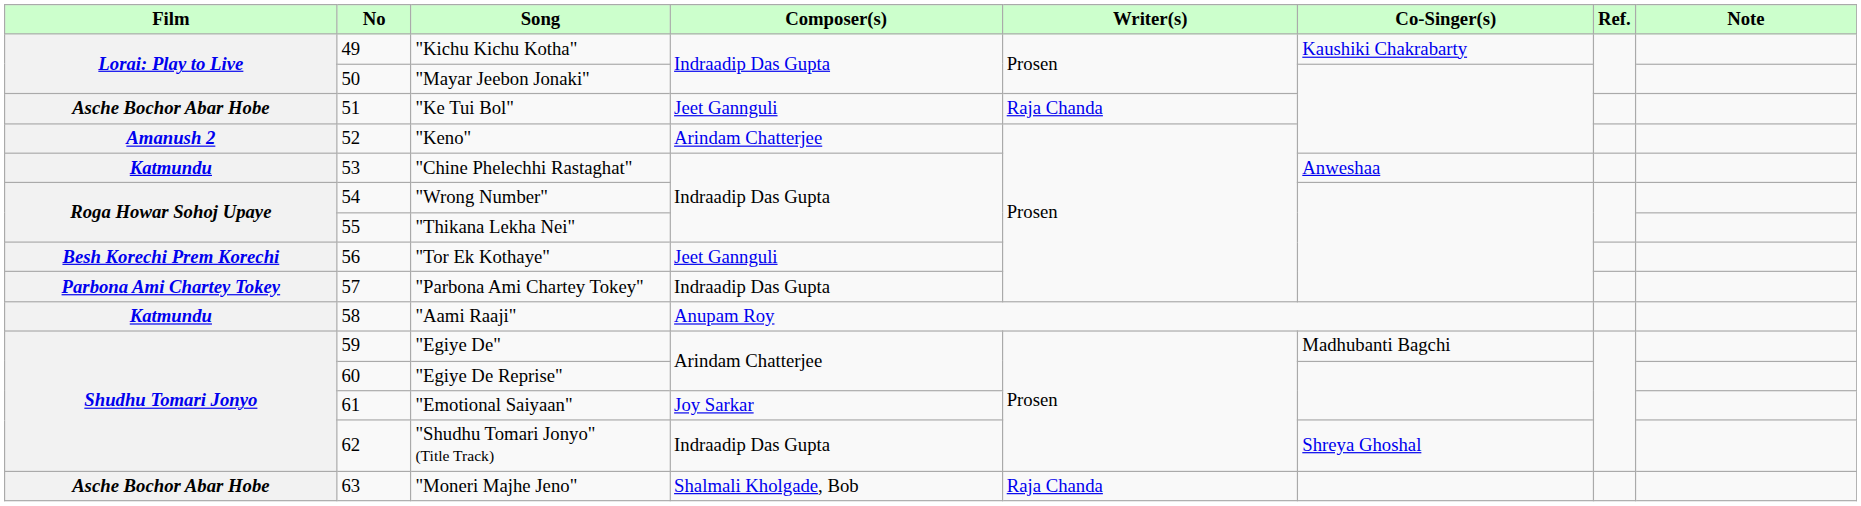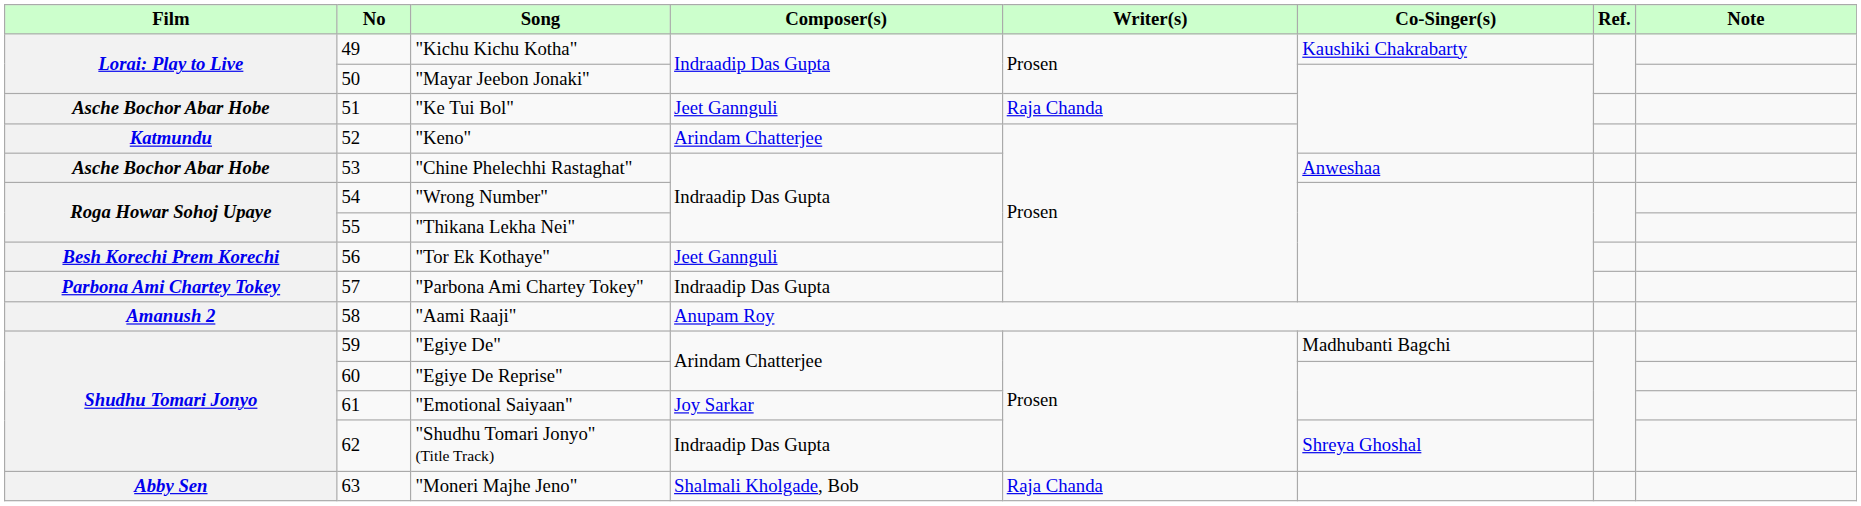(171, 138) Amanush 2 -> (171, 138) Katmundu
(171, 167) Katmundu -> (171, 167) Asche Bochor Abar Hobe
(171, 316) Katmundu -> (171, 316) Amanush 2
(171, 485) Asche Bochor Abar Hobe -> (171, 485) Abby Sen
